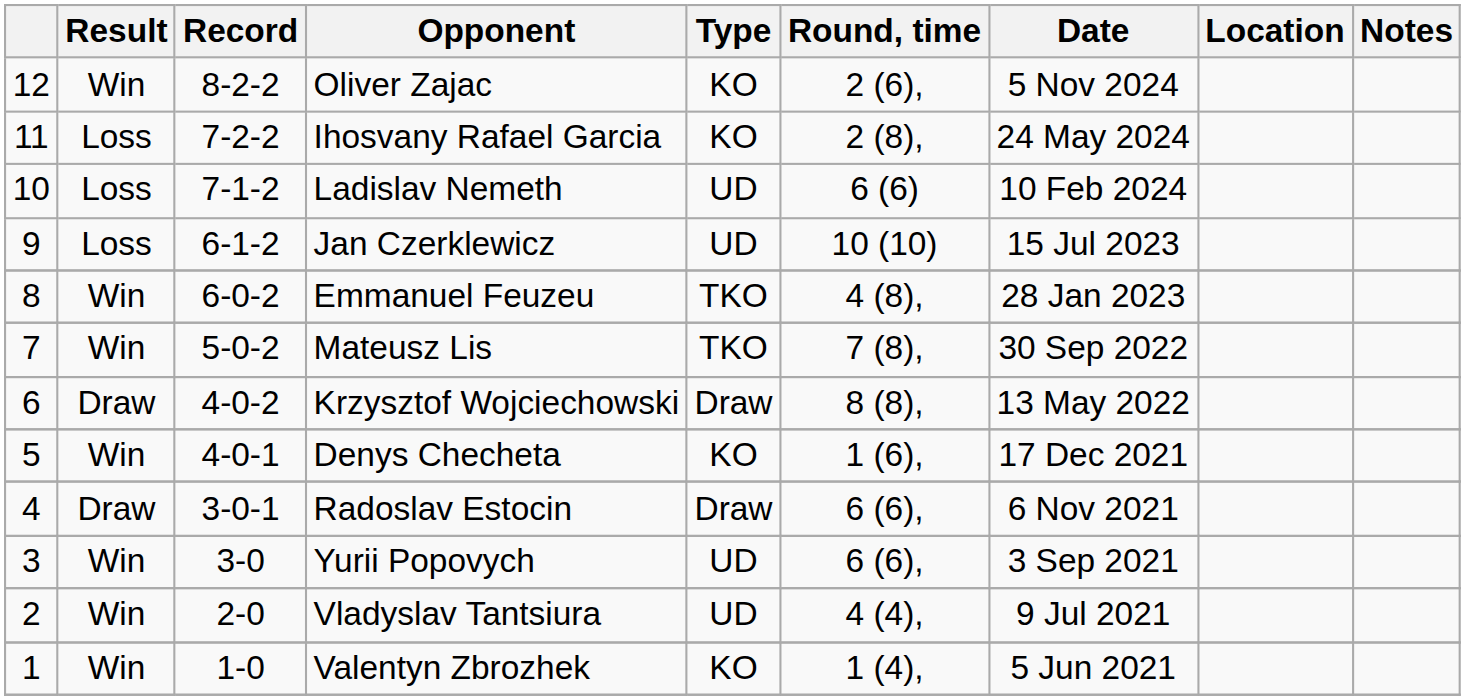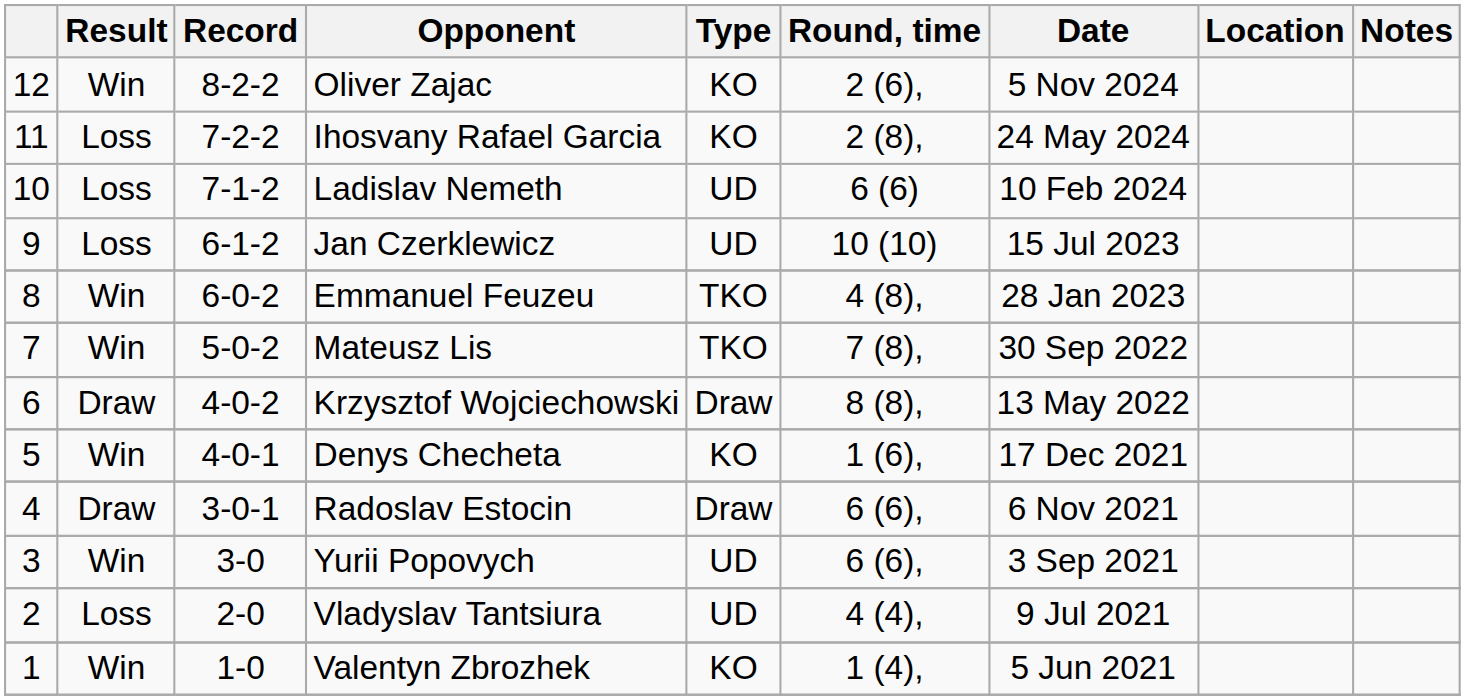(116, 614) Win -> (116, 614) Loss
